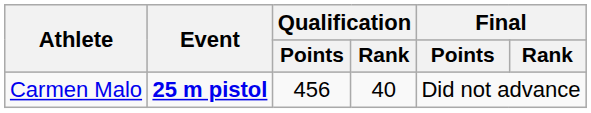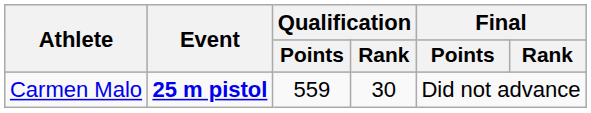(312, 90) 456 -> (312, 90) 559
(384, 90) 40 -> (384, 90) 30
